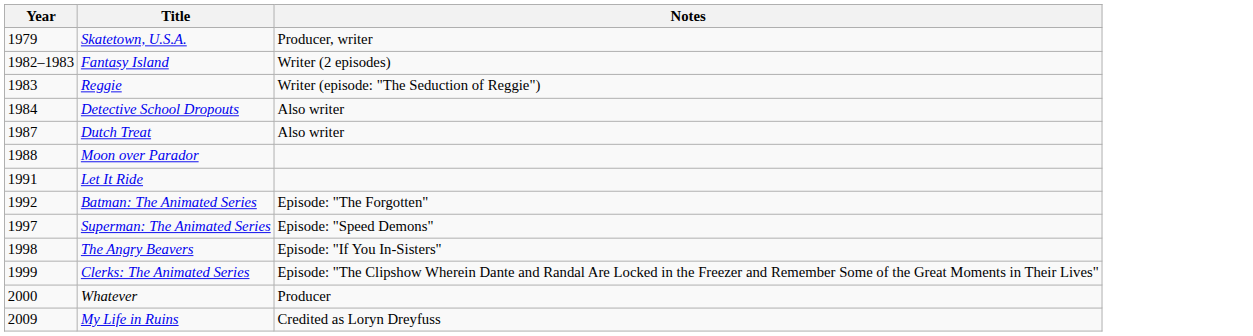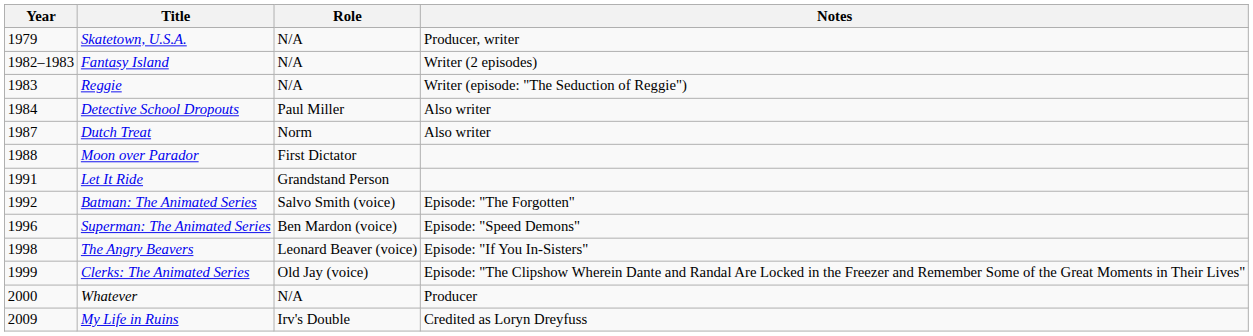+ column: (347, 16)
(23, 226) 1997 -> (23, 226) 1996
